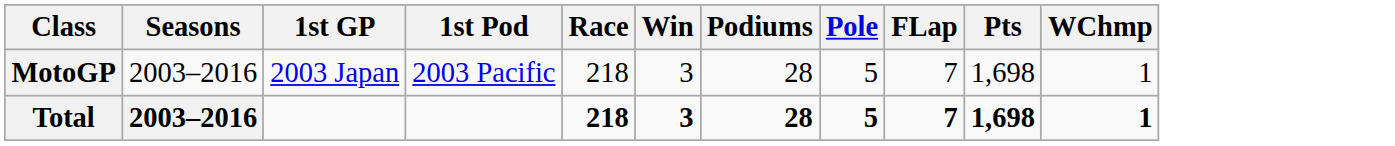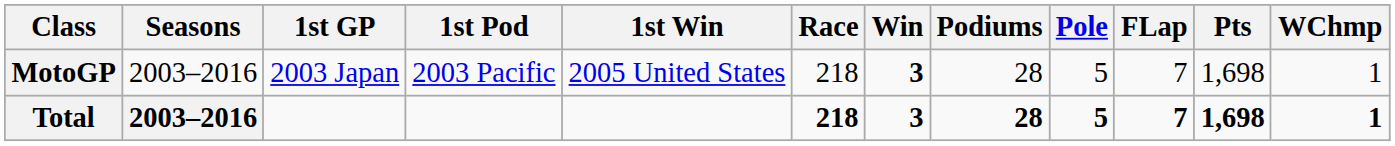+ column: (677, 27)
(686, 72) normal -> (916, 72) bold
